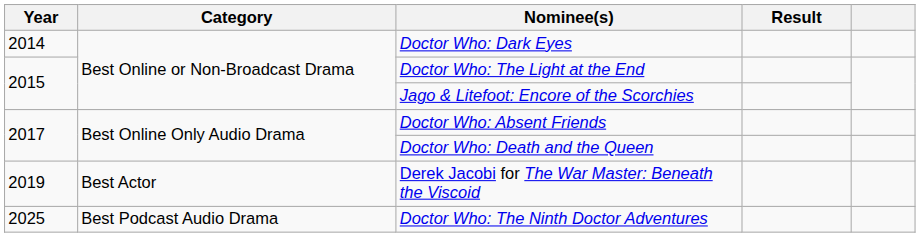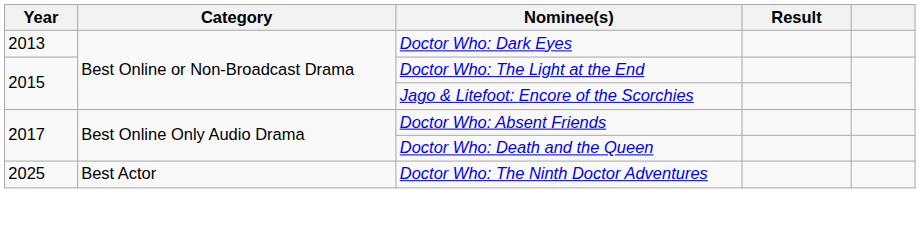(27, 43) 2014 -> (27, 43) 2013
- row: (556, 183)
(180, 219) Best Podcast Audio Drama -> (119, 174) Best Actor
